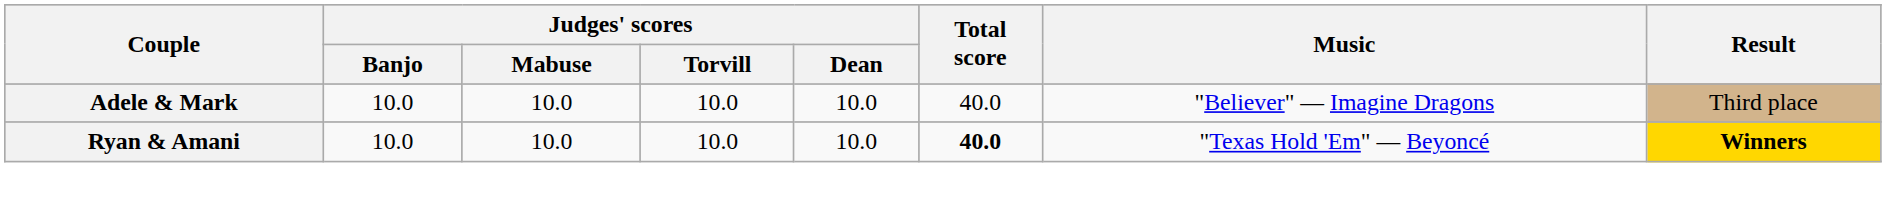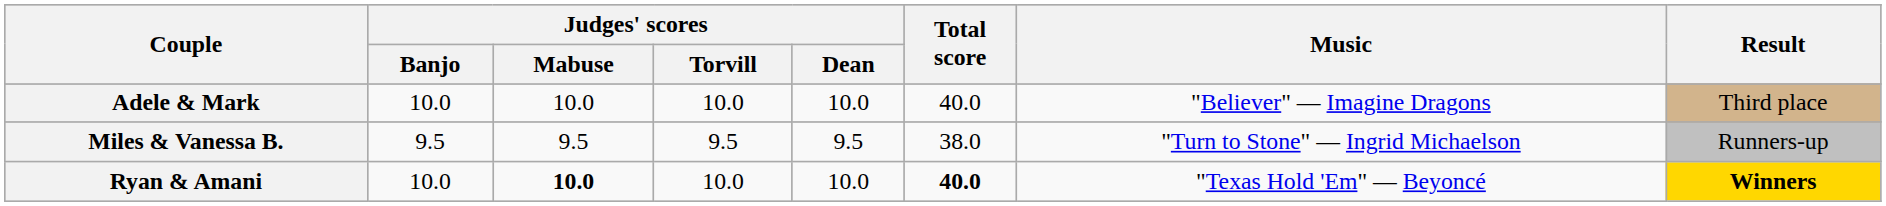+ row: (186, 142)
(552, 142) normal -> (573, 181) bold
